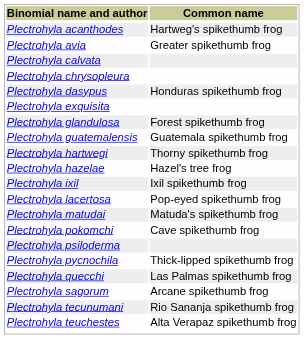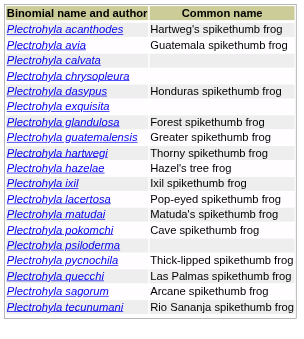(211, 45) Greater spikethumb frog -> (219, 45) Guatemala spikethumb frog
(219, 137) Guatemala spikethumb frog -> (211, 137) Greater spikethumb frog
- row: (63, 322)
